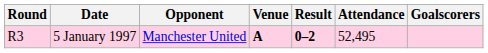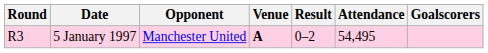(305, 36) bold -> (305, 36) normal
(357, 36) 52,495 -> (357, 36) 54,495
